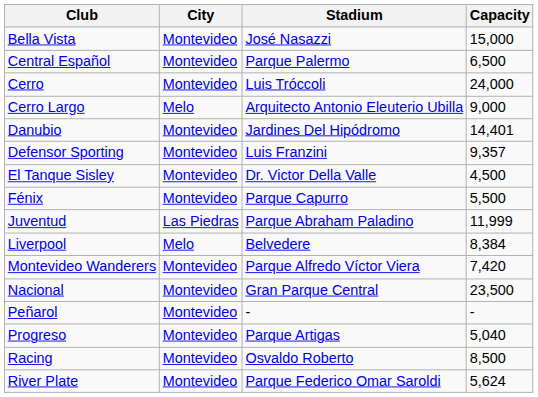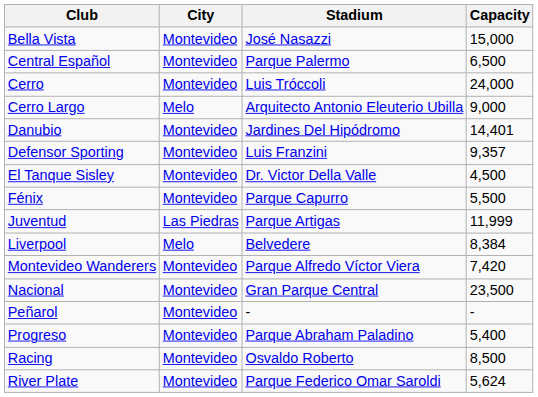(329, 221) Parque Abraham Paladino -> (293, 221) Parque Artigas
(293, 335) Parque Artigas -> (329, 335) Parque Abraham Paladino
(488, 335) 5,040 -> (488, 335) 5,400
